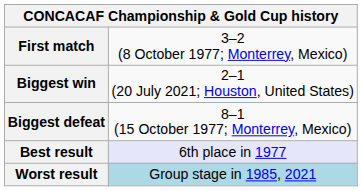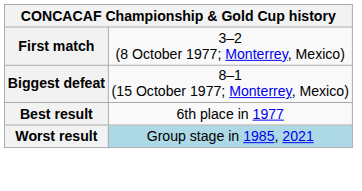- row: (56, 84)
(233, 152) lavender background -> (230, 114) no background
